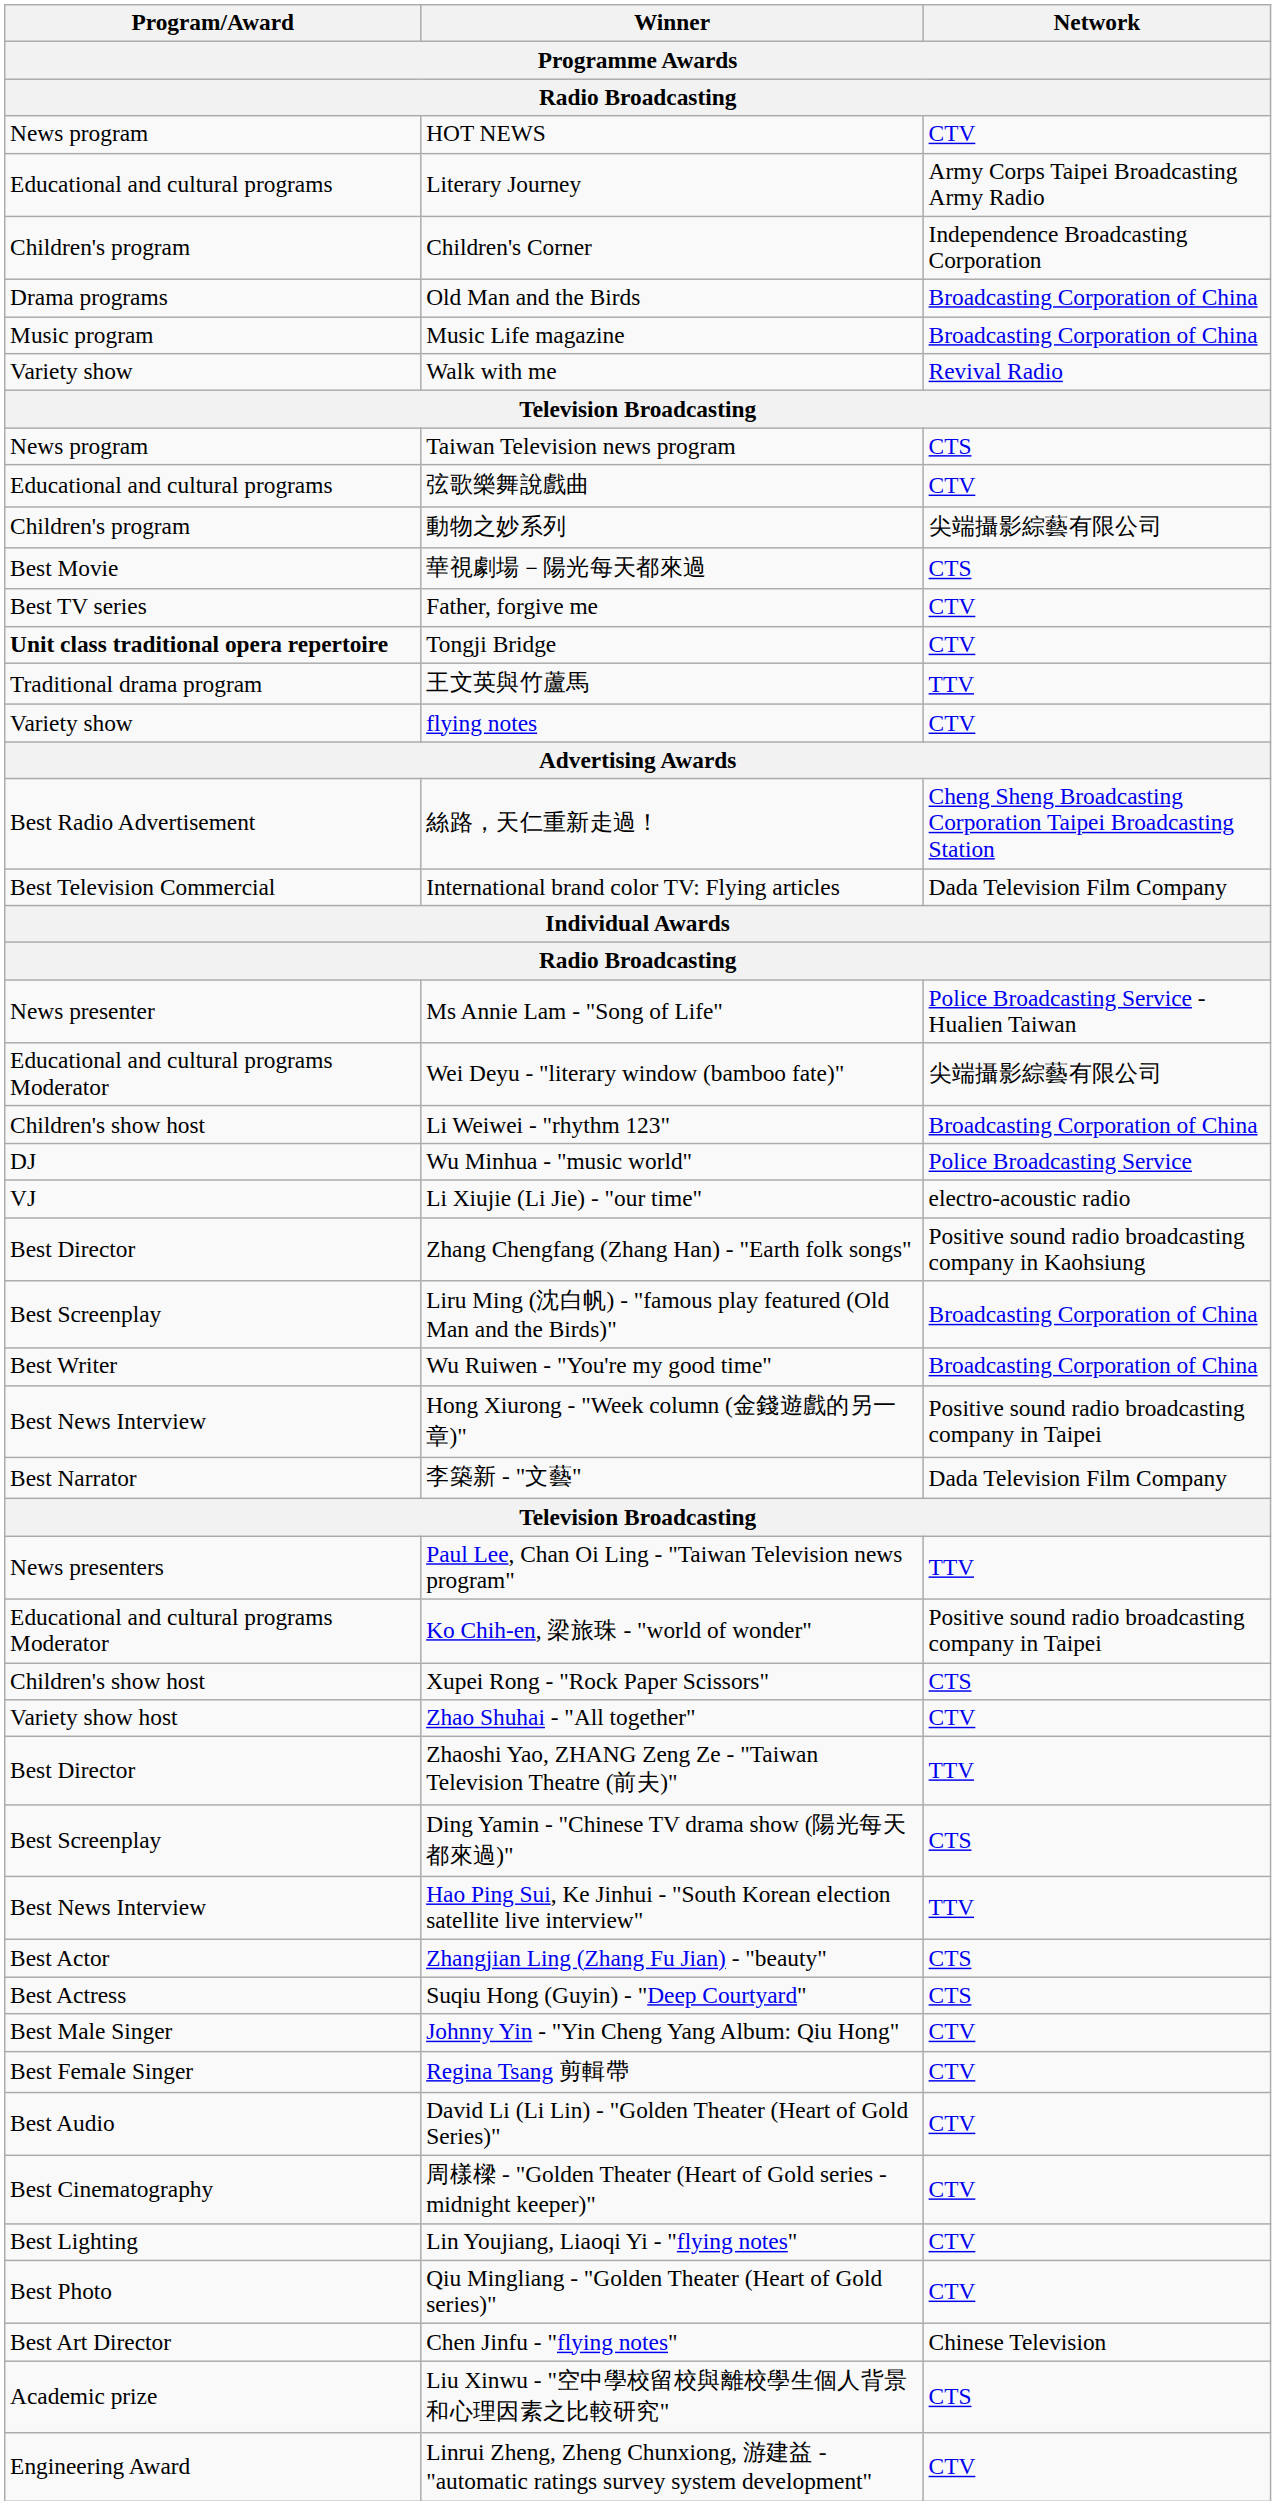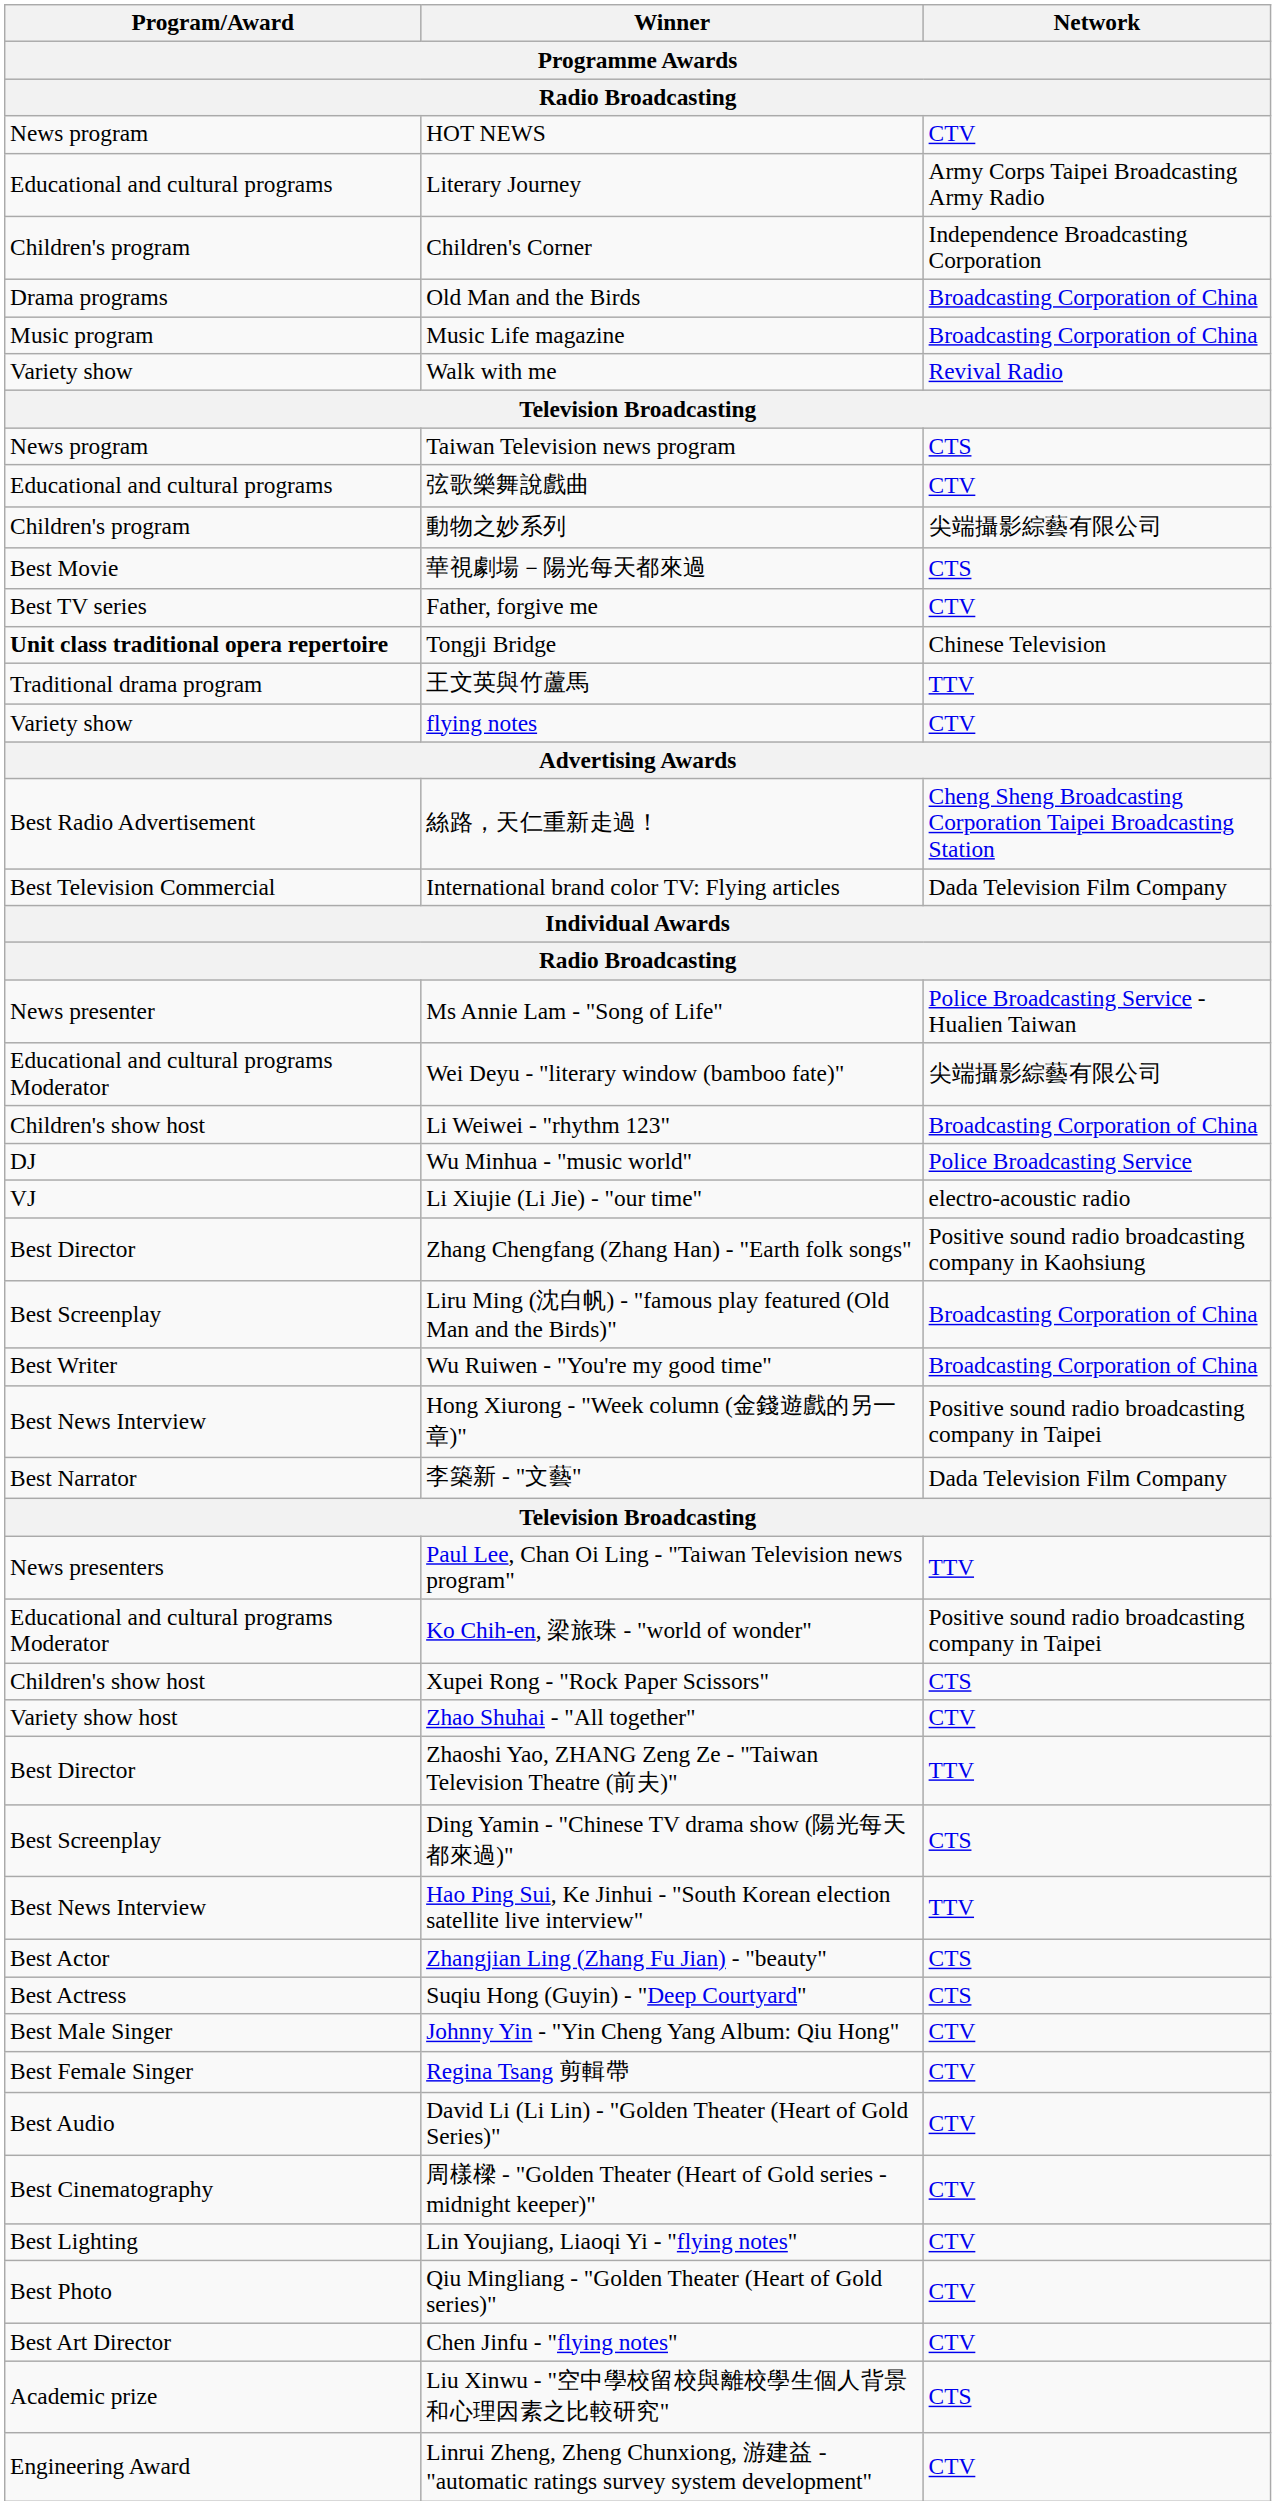(952, 644) CTV -> (1017, 644) Chinese Television
(1017, 2342) Chinese Television -> (952, 2342) CTV
